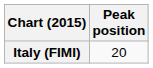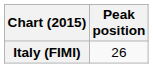(119, 52) 20 -> (119, 52) 26
